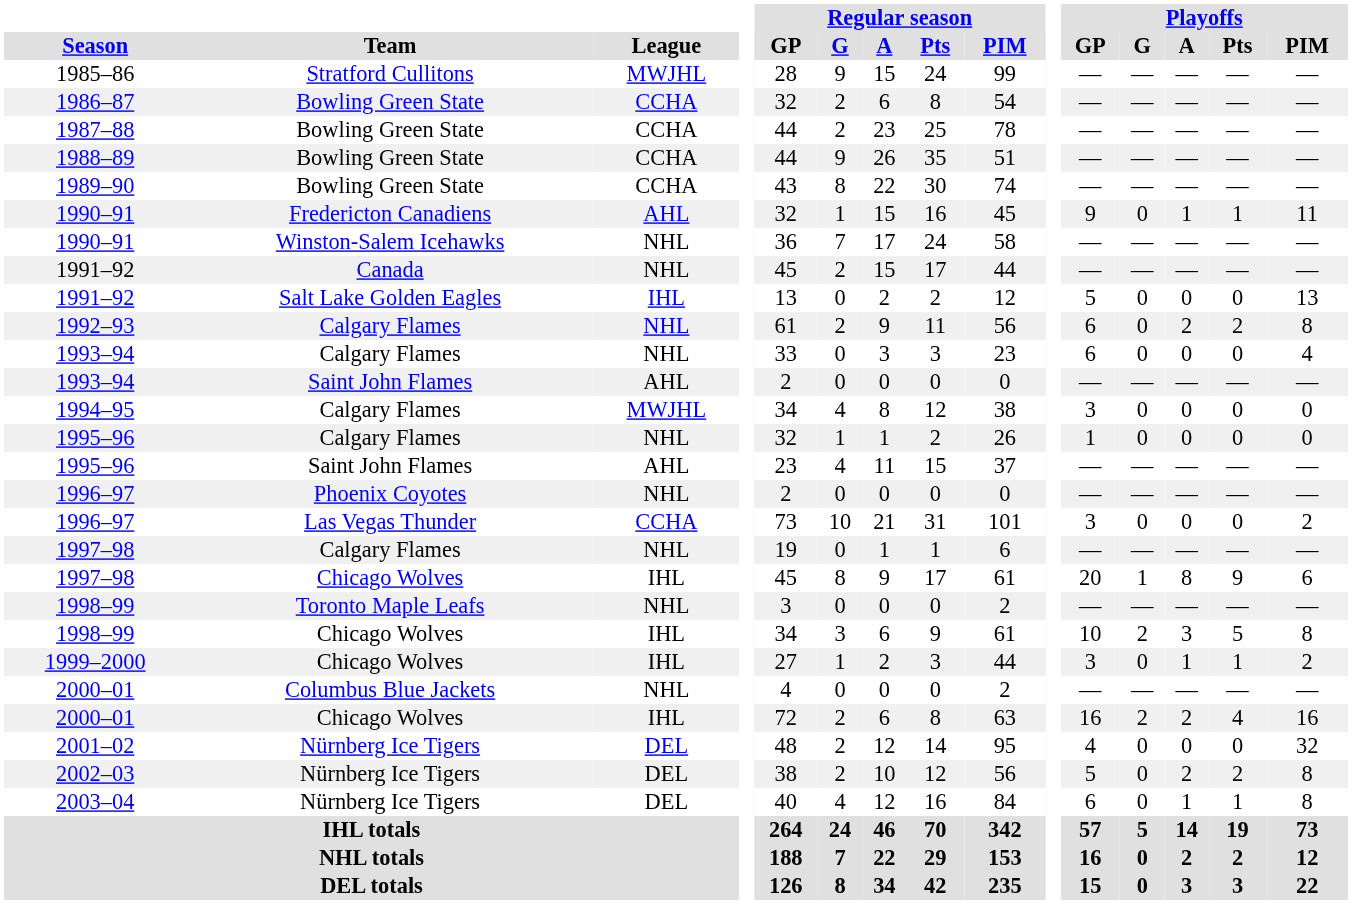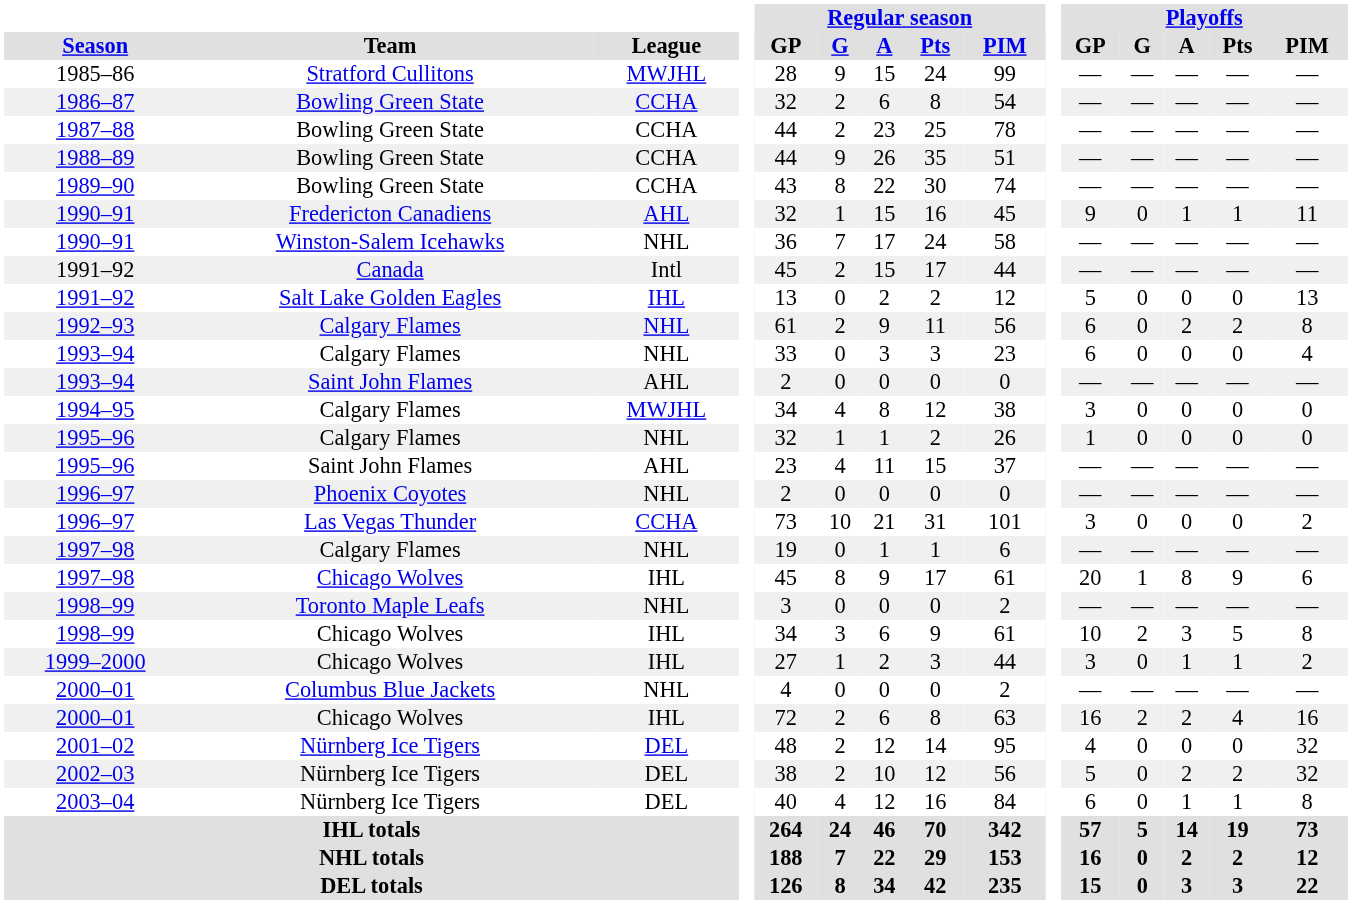(666, 269) NHL -> (666, 269) Intl
(1307, 773) 8 -> (1307, 773) 32
